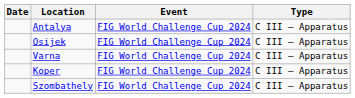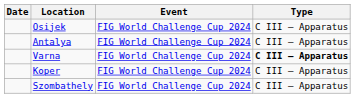rows swapped: (52, 27) <-> (49, 41)
(302, 56) normal -> (302, 56) bold
